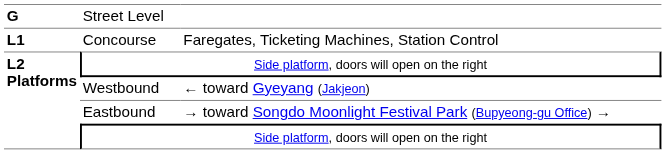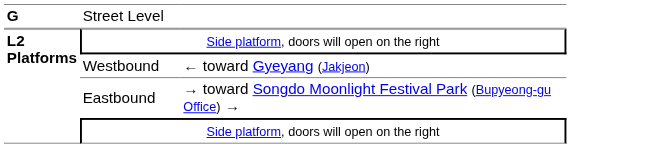- row: (119, 40)
